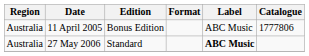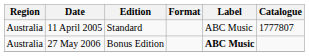(135, 28) Bonus Edition -> (124, 28) Standard
(276, 28) 1777806 -> (276, 28) 1777807
(124, 43) Standard -> (135, 43) Bonus Edition
